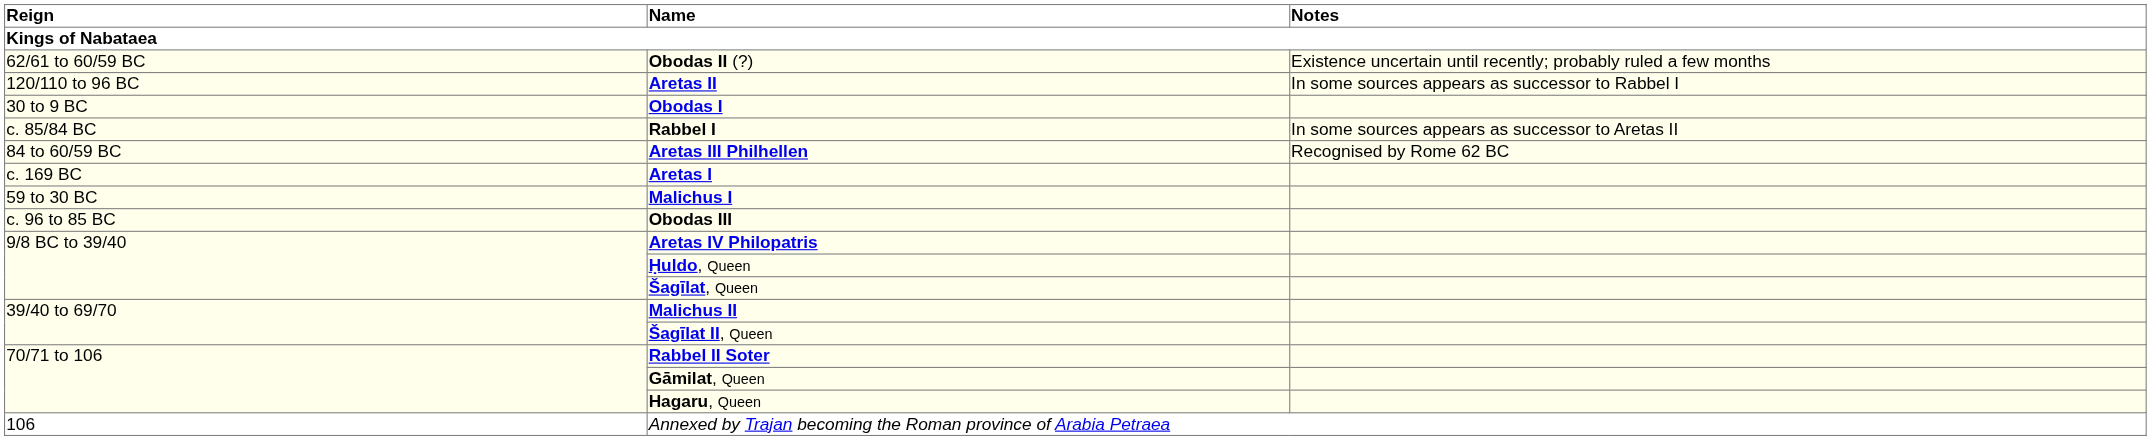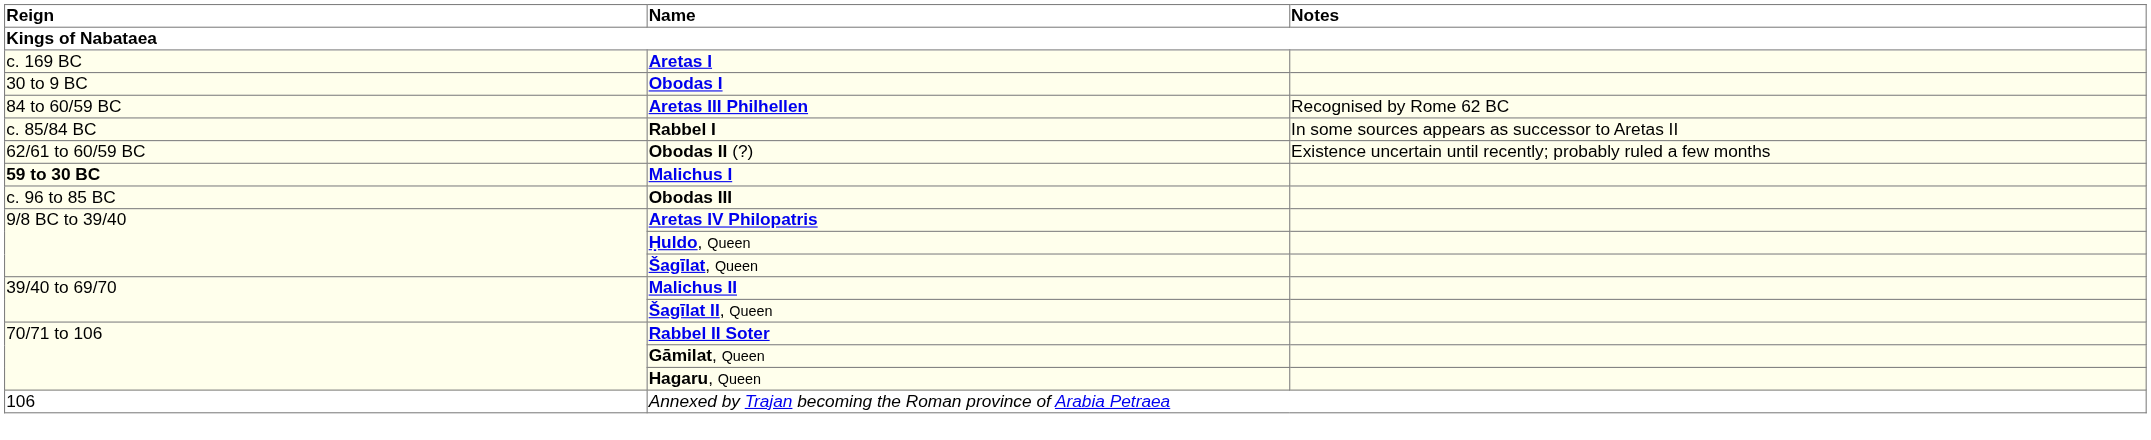rows swapped: (680, 174) <-> (701, 61)
- row: (683, 83)
rows swapped: (682, 129) <-> (728, 151)
(52, 197) normal -> (53, 174) bold
